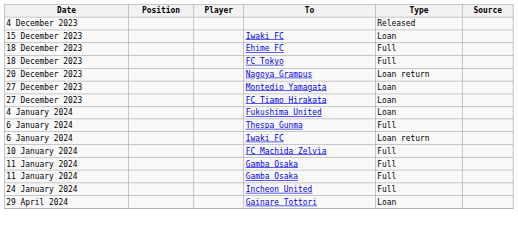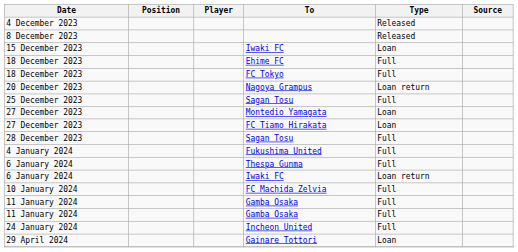+ row: (42, 37)
+ row: (44, 100)
+ row: (44, 139)
(387, 113) Loan -> (387, 151) Full
